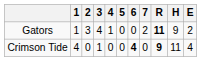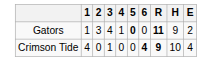- column: (145, 13)
(122, 30) normal -> (133, 30) bold
(176, 47) 11 -> (175, 47) 10
